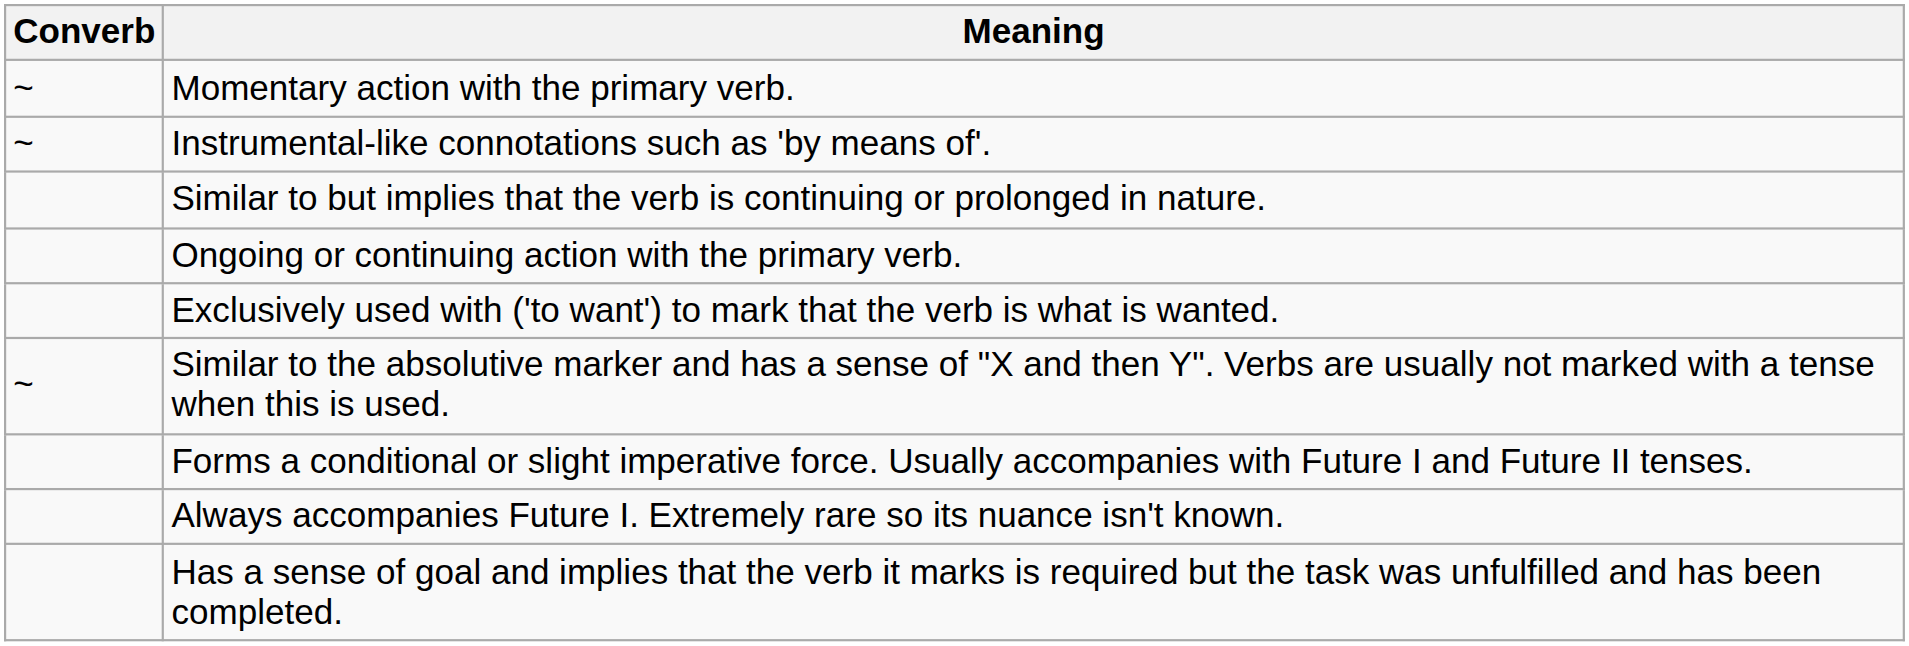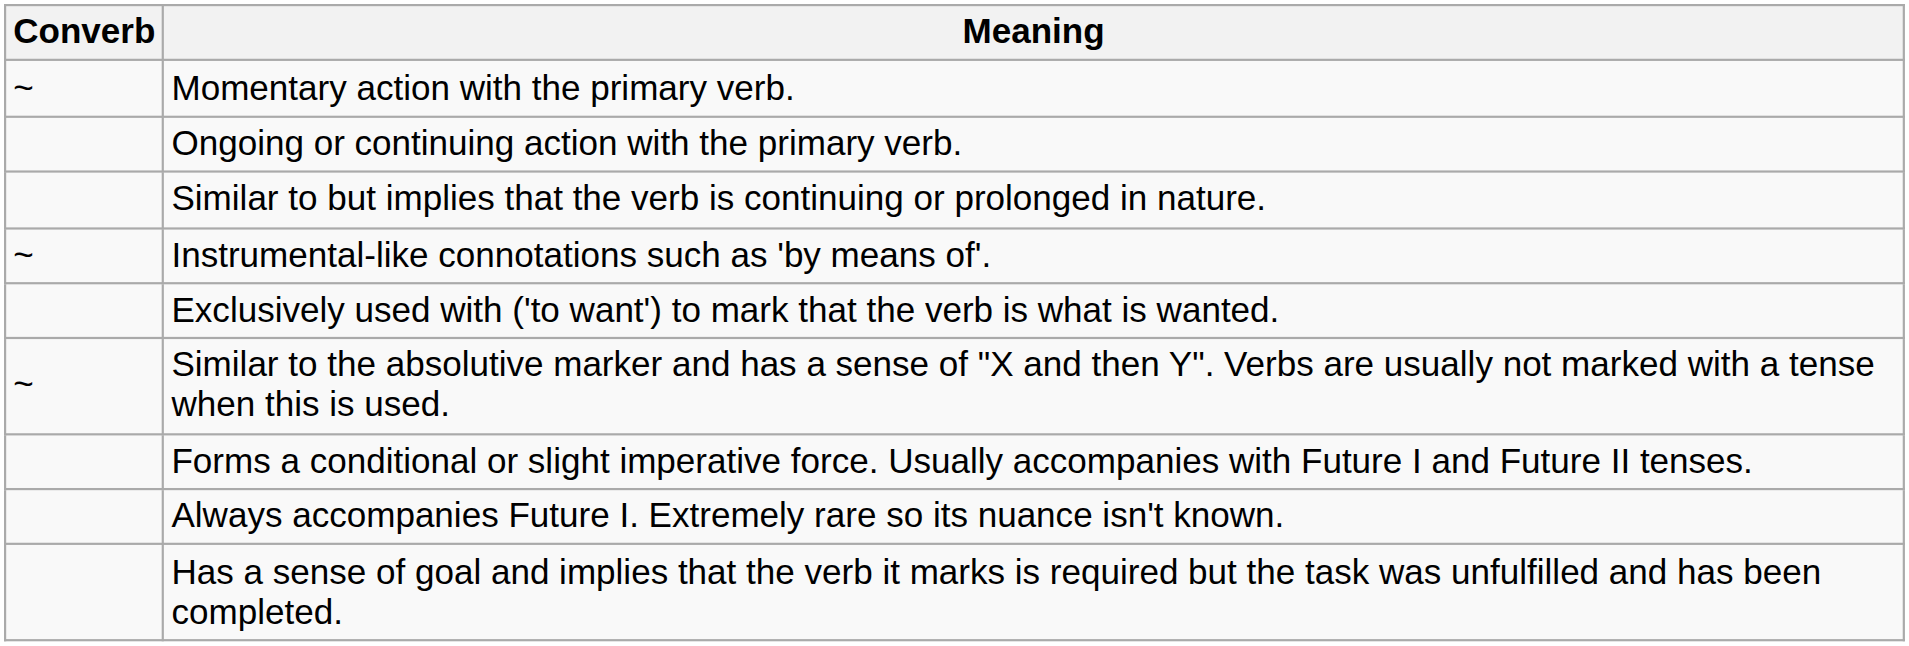rows swapped: (567, 254) <-> (581, 143)
